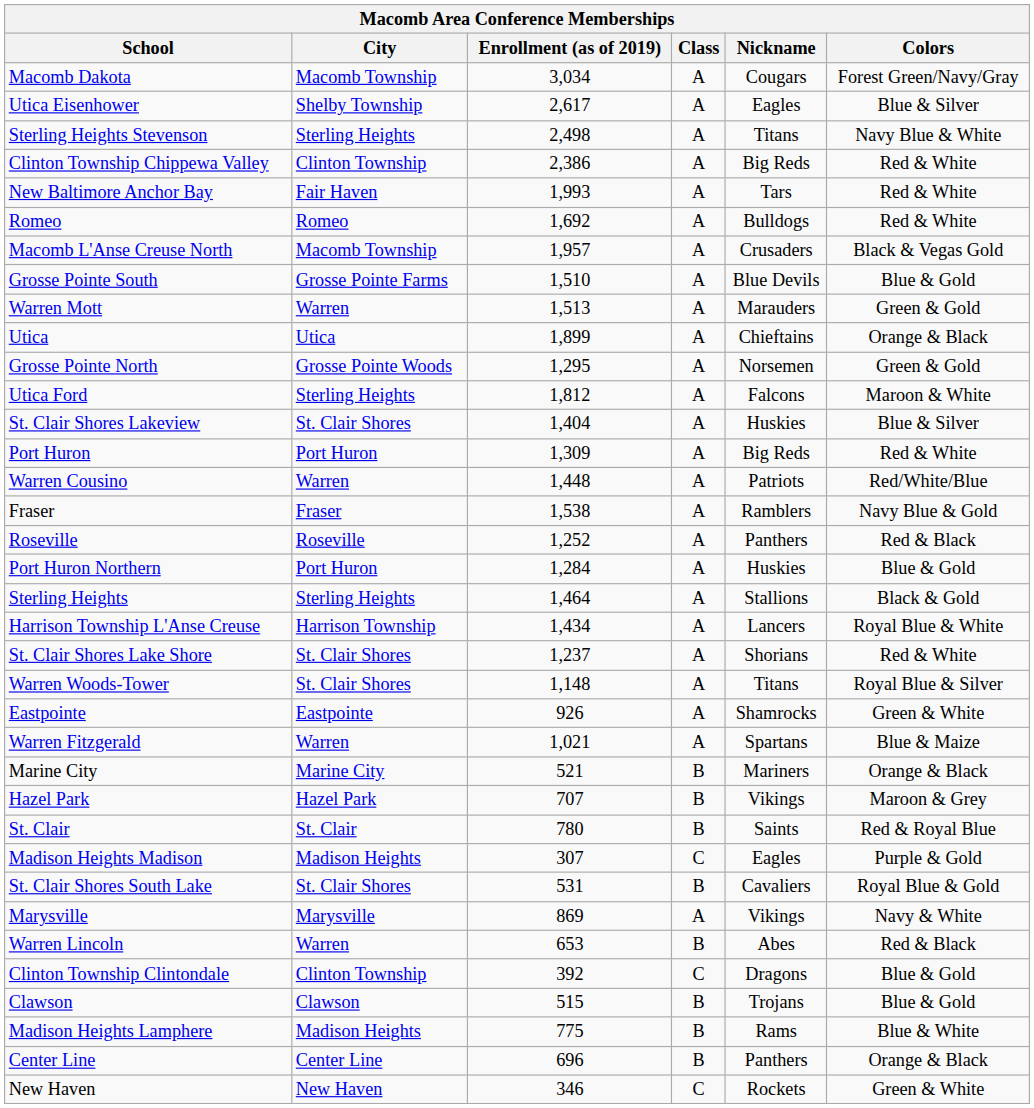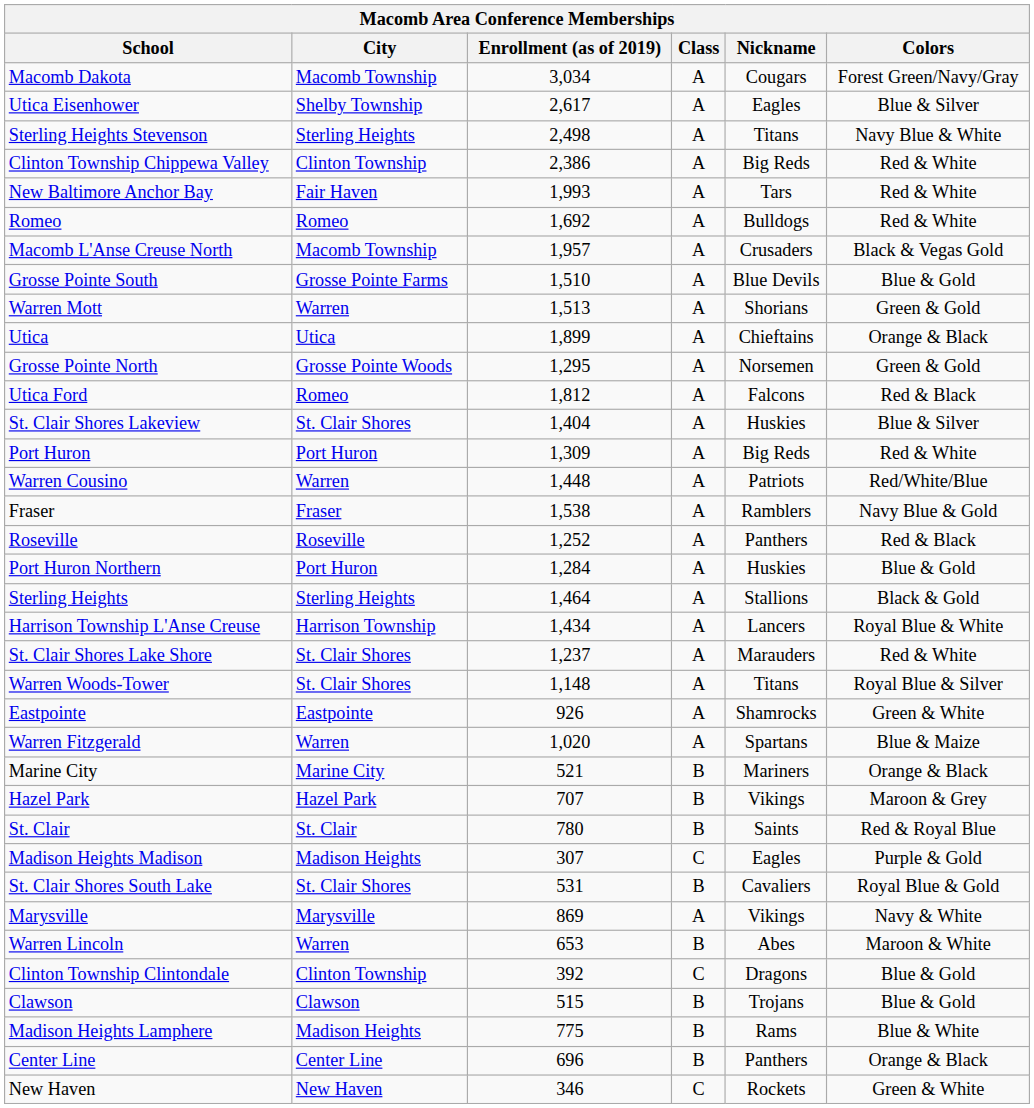(776, 308) Marauders -> (776, 308) Shorians
(355, 395) Sterling Heights -> (322, 395) Romeo
(928, 395) Maroon & White -> (928, 395) Red & Black
(776, 655) Shorians -> (776, 655) Marauders
(570, 742) 1,021 -> (570, 742) 1,020
(928, 944) Red & Black -> (928, 944) Maroon & White
